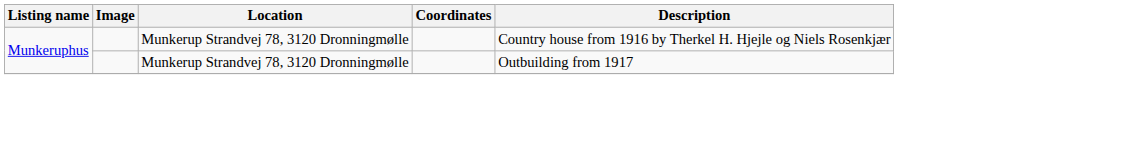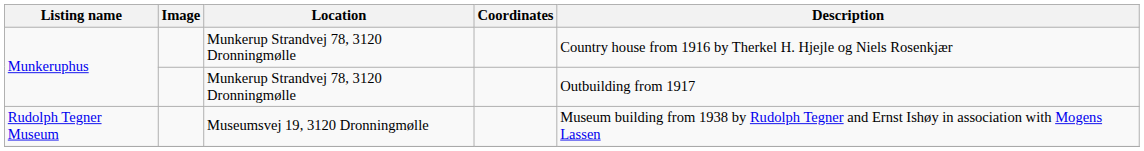+ row: (55, 126)
